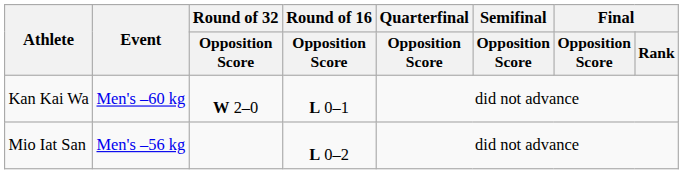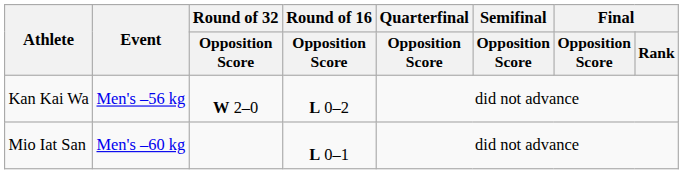(141, 99) Men's –60 kg -> (141, 99) Men's –56 kg
(329, 108) L 0–1 -> (329, 108) L 0–2
(141, 145) Men's –56 kg -> (141, 145) Men's –60 kg
(329, 155) L 0–2 -> (329, 155) L 0–1
